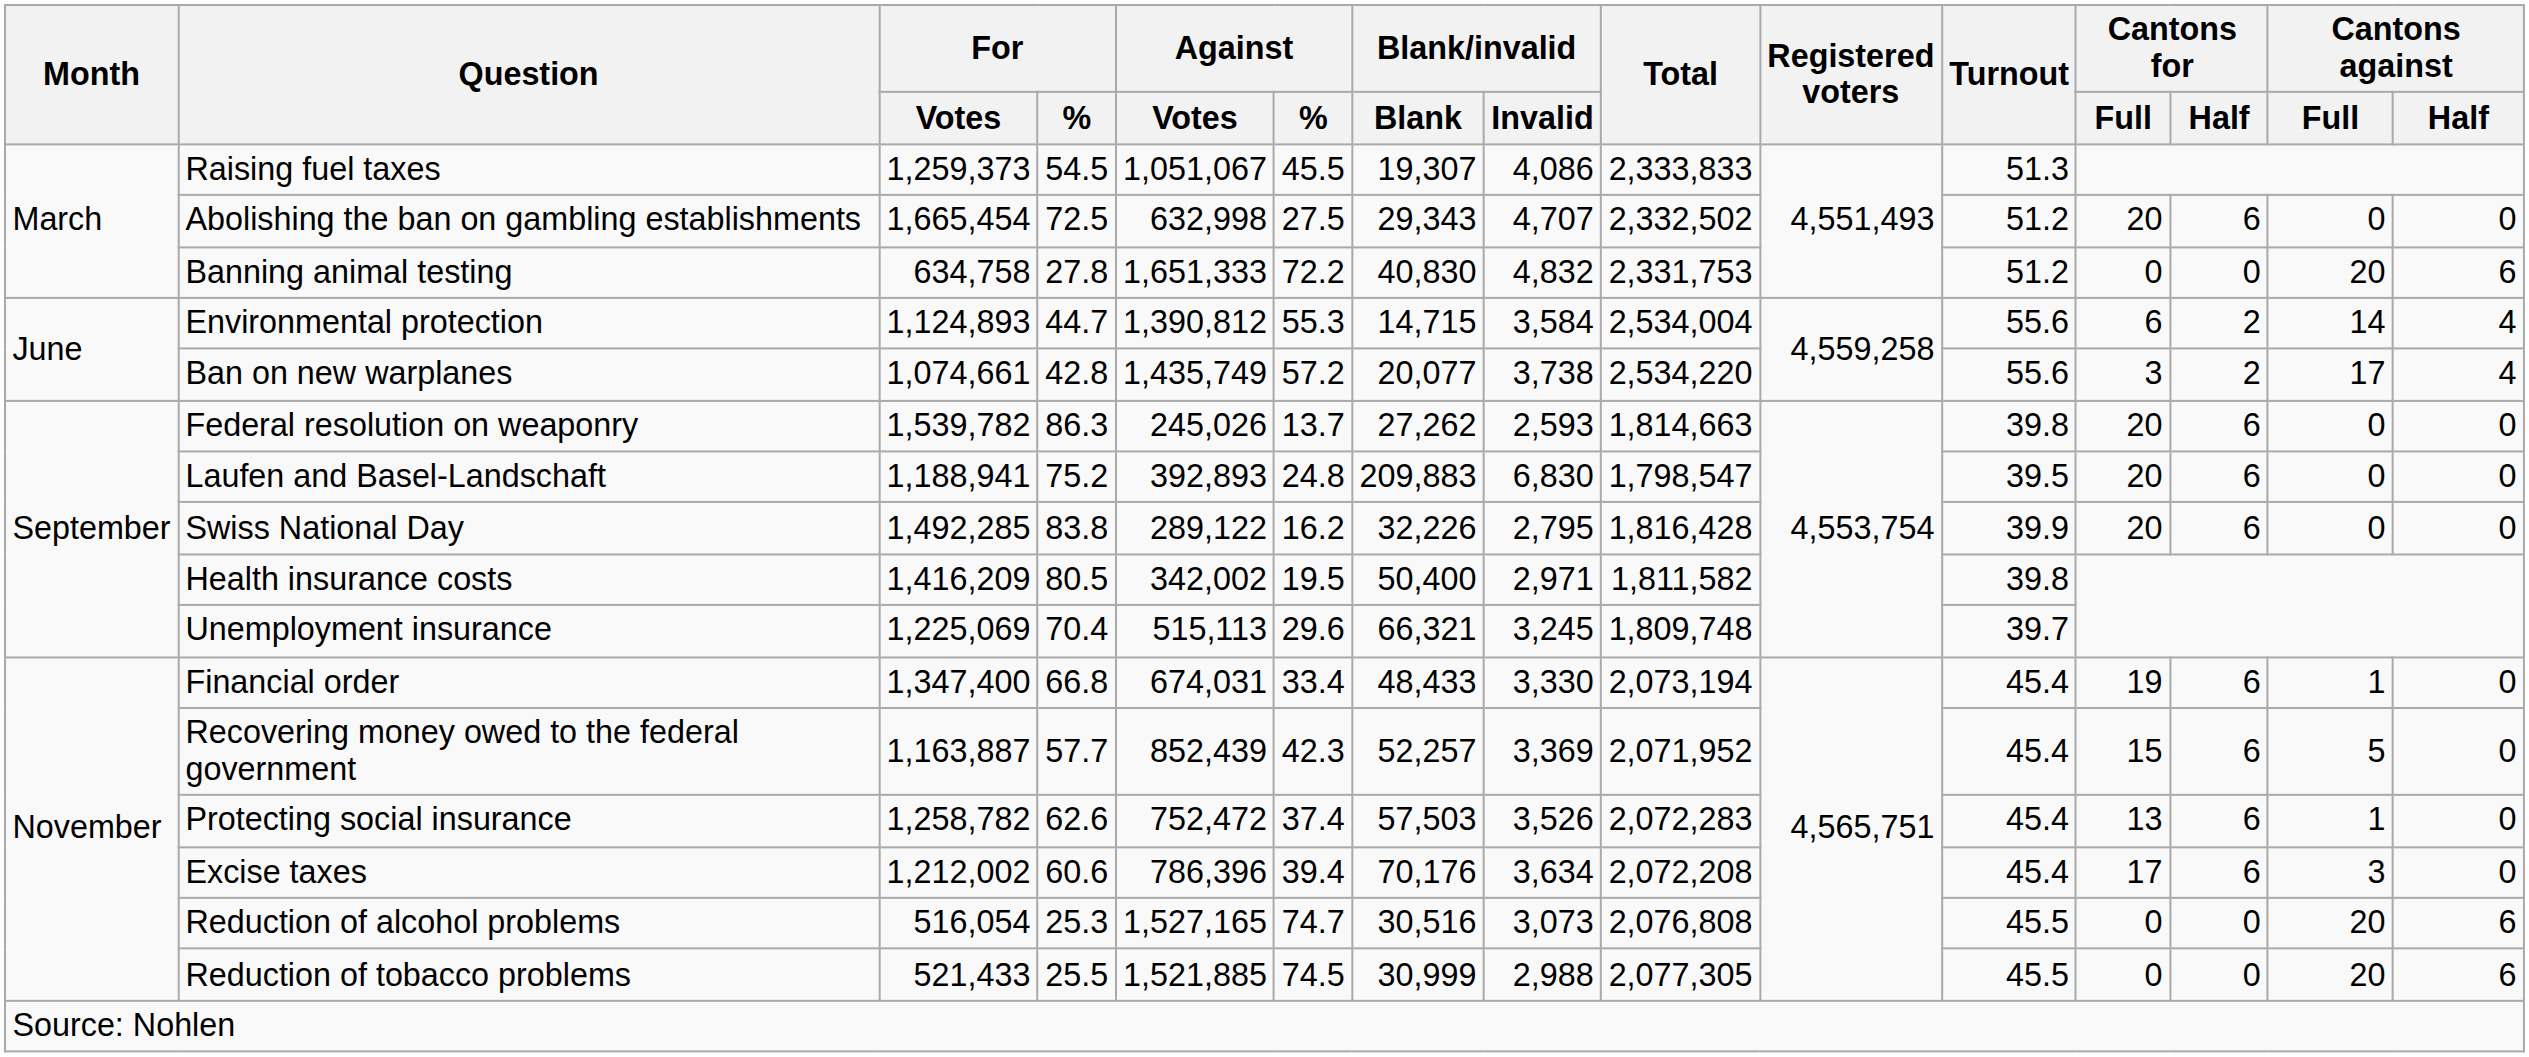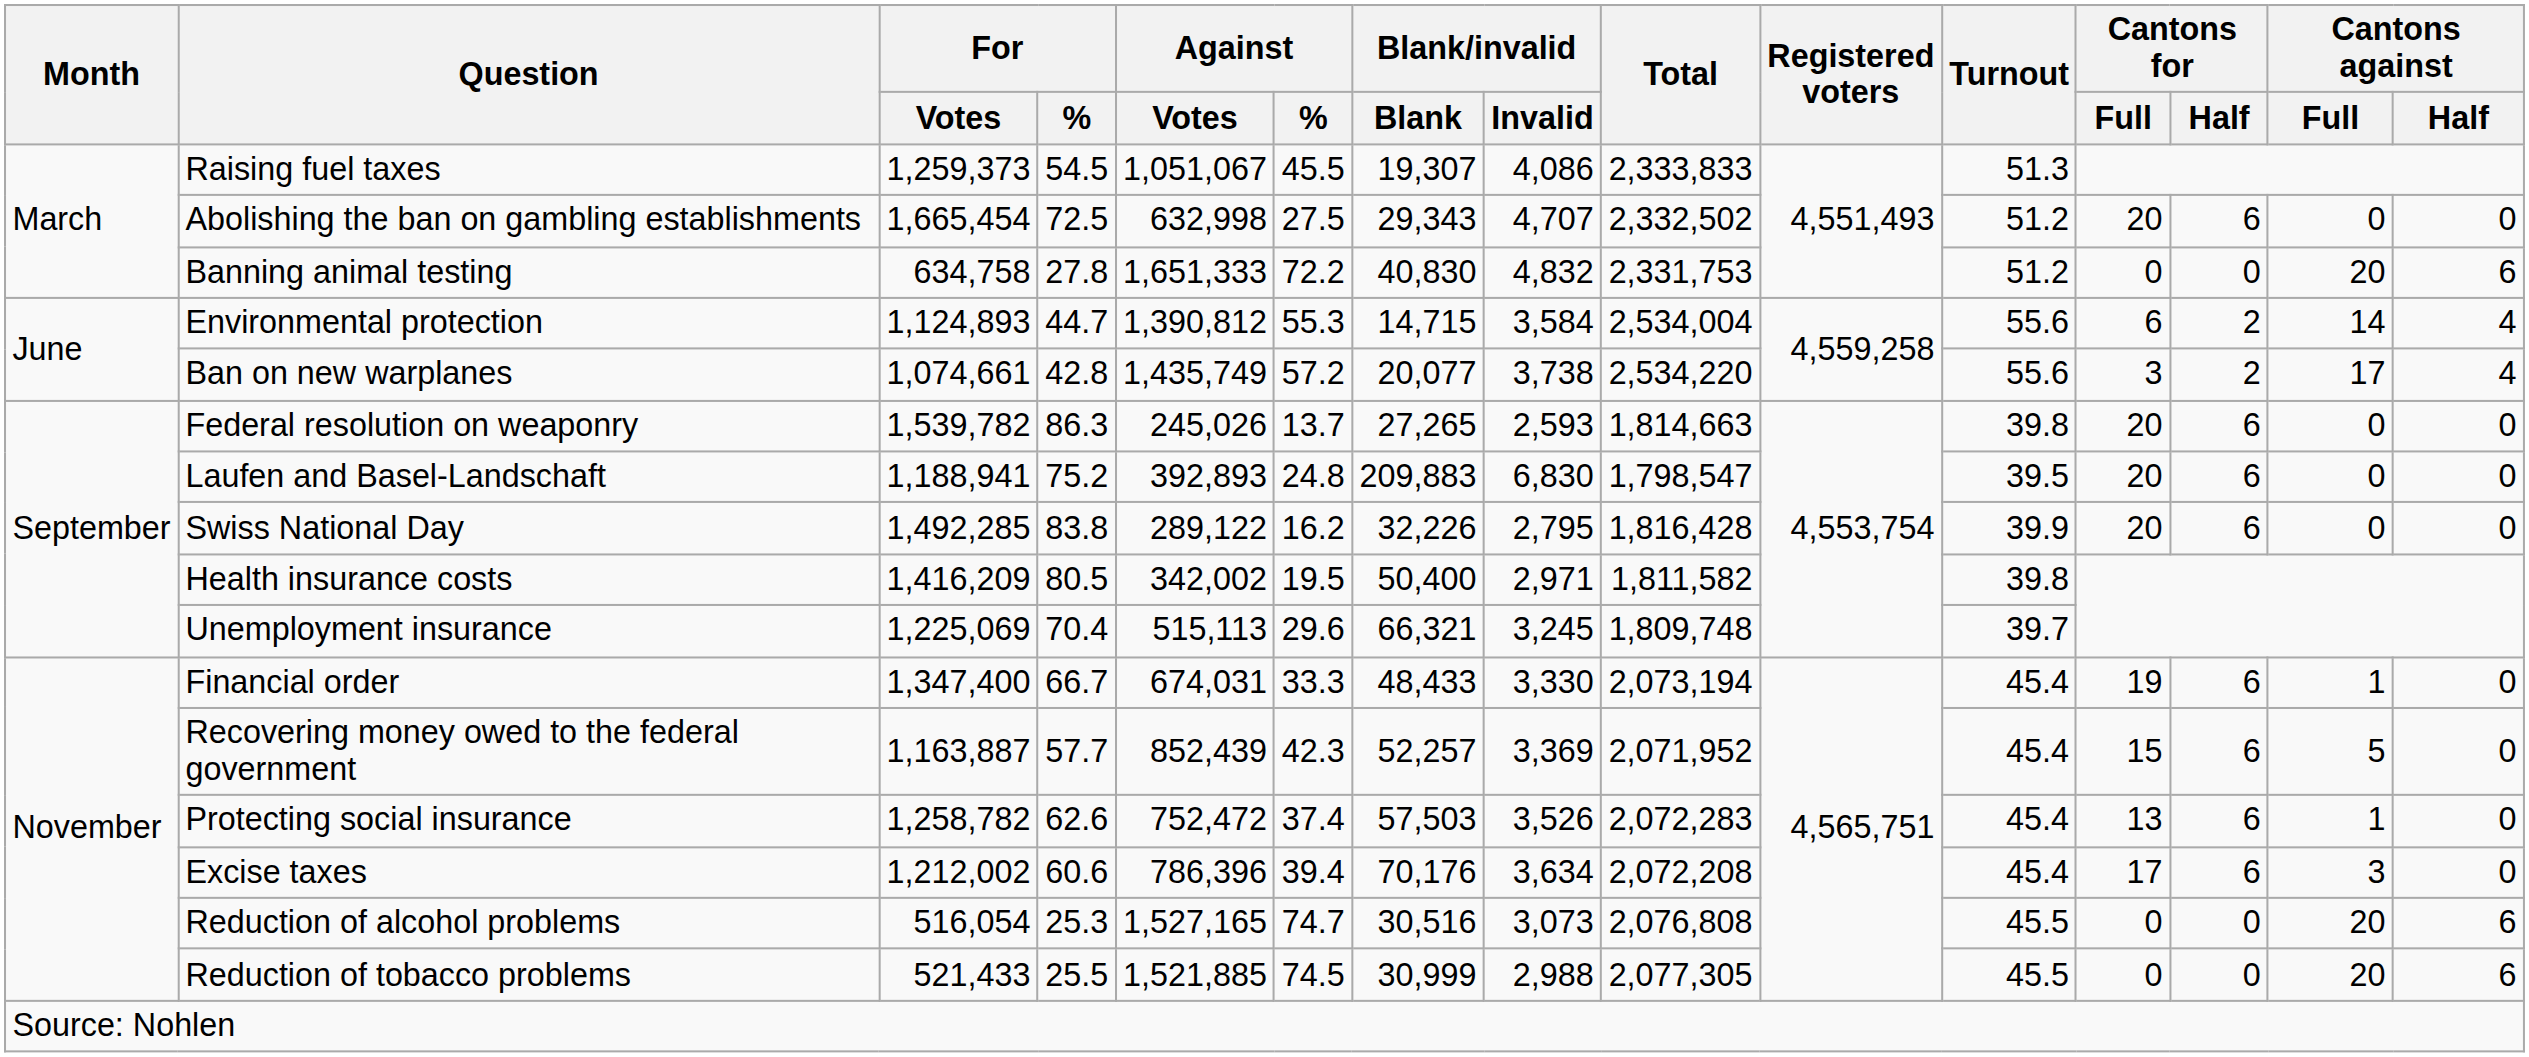(1427, 425) 27,262 -> (1427, 425) 27,265
(1077, 681) 66.8 -> (1077, 681) 66.7
(1313, 681) 33.4 -> (1313, 681) 33.3
